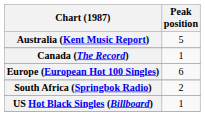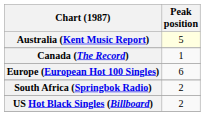(181, 39) no background -> (181, 39) lightyellow background
(181, 103) 1 -> (181, 103) 2
